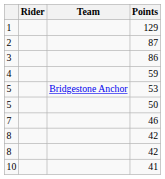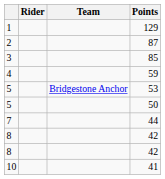(153, 58) 86 -> (153, 58) 85
(153, 120) 46 -> (153, 120) 44
